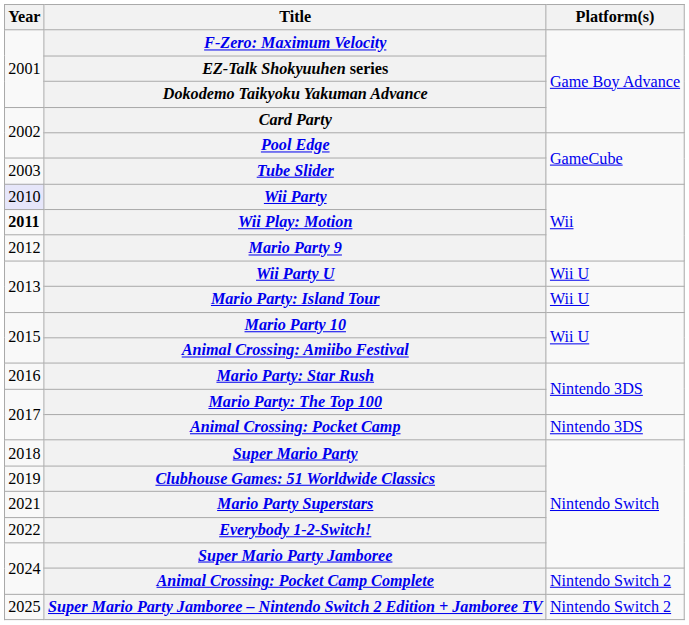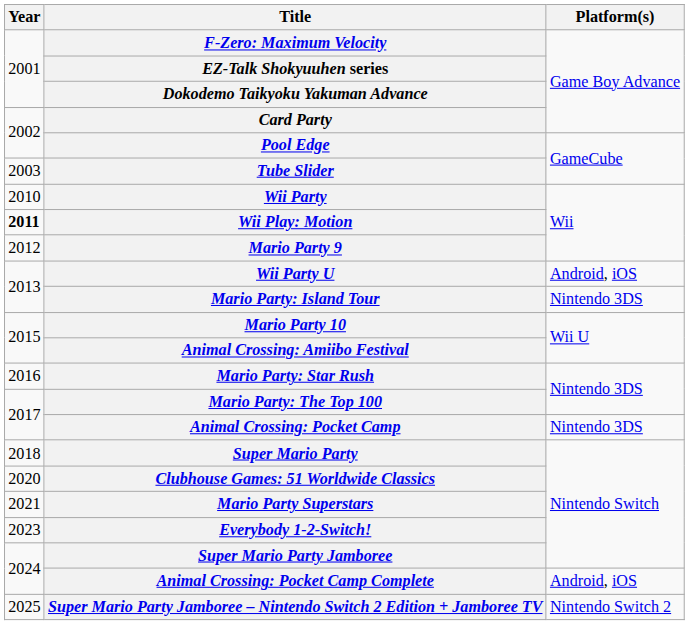(24, 196) lavender background -> (24, 196) no background
(570, 273) Wii U -> (593, 273) Android, iOS
(570, 299) Wii U -> (596, 299) Nintendo 3DS
(24, 478) 2019 -> (24, 478) 2020
(24, 529) 2022 -> (24, 529) 2023
(611, 581) Nintendo Switch 2 -> (593, 581) Android, iOS
